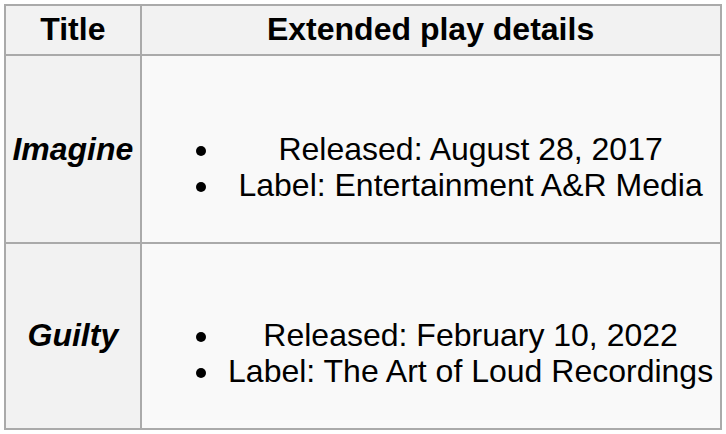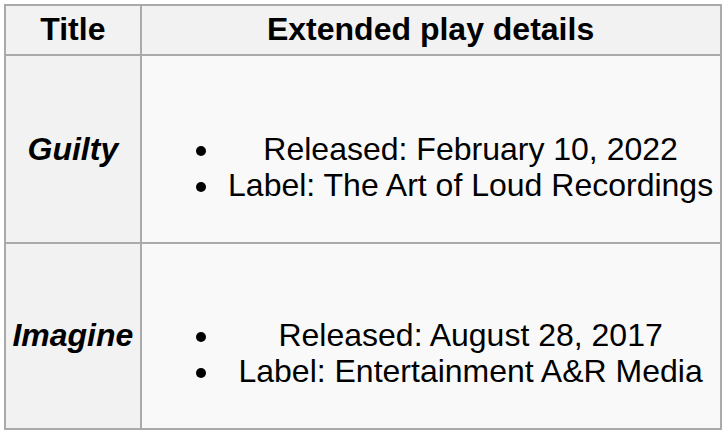rows swapped: (73, 148) <-> (73, 335)
